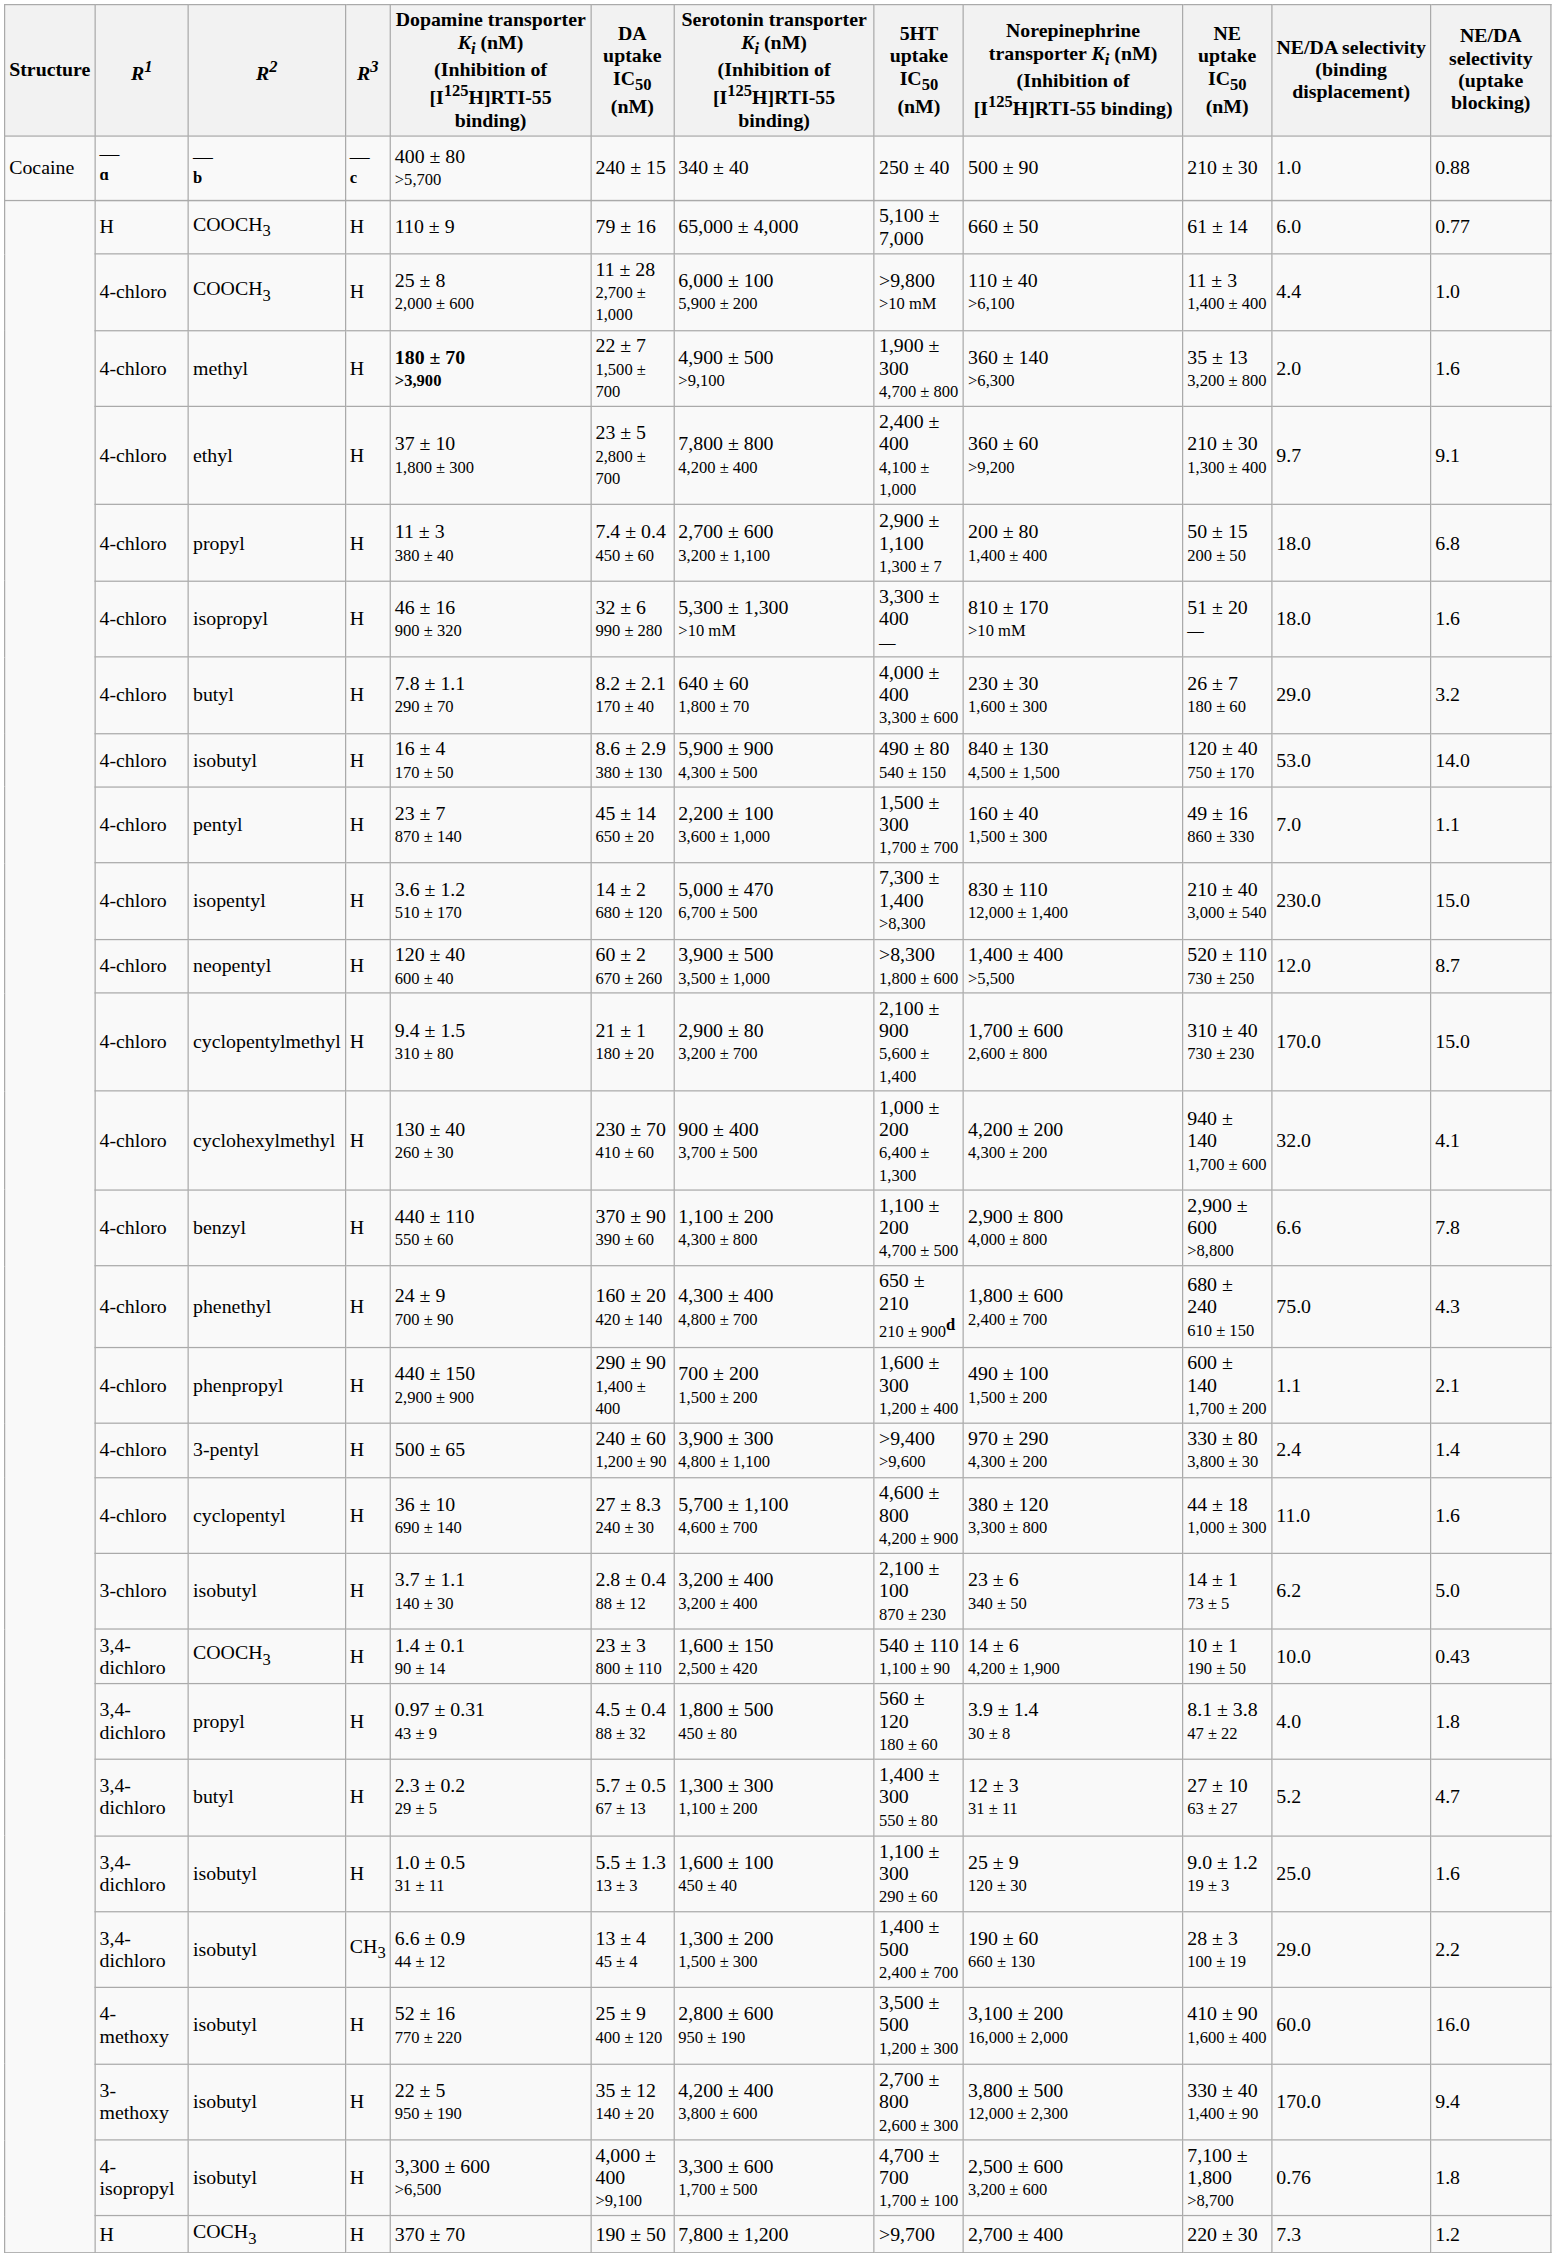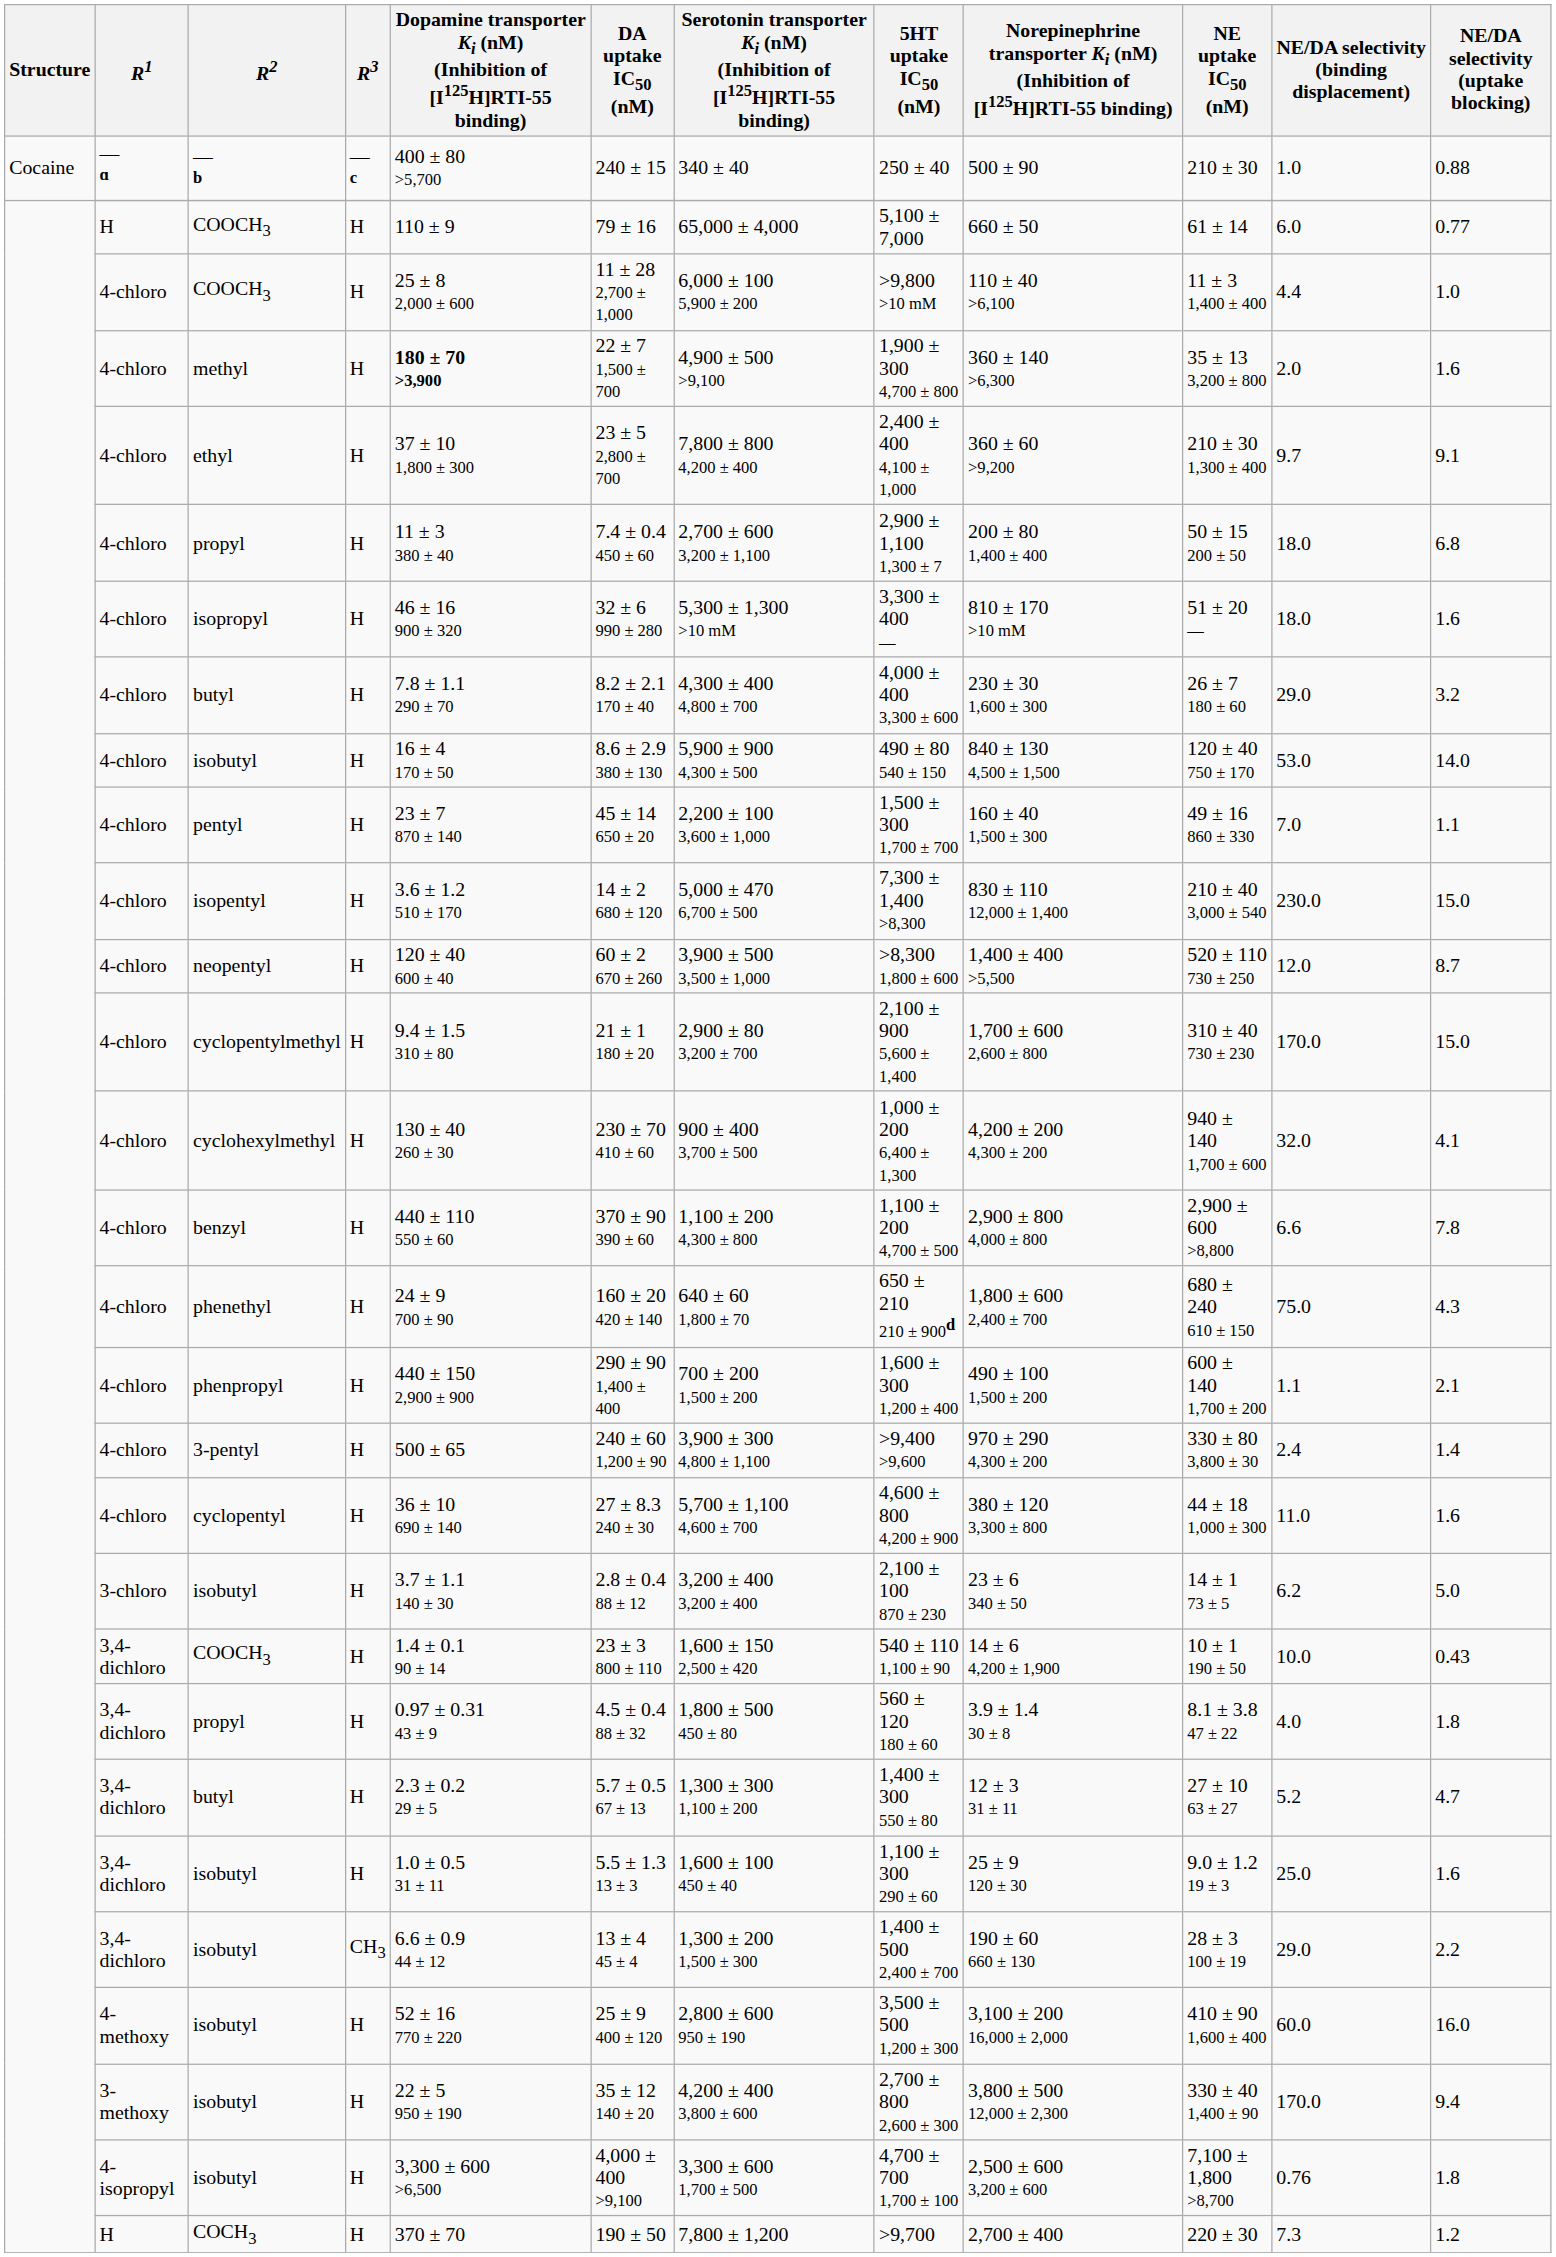(714, 695) 640 ± 60 1,800 ± 70 -> (726, 695) 4,300 ± 400 4,800 ± 700
(726, 1306) 4,300 ± 400 4,800 ± 700 -> (714, 1306) 640 ± 60 1,800 ± 70
